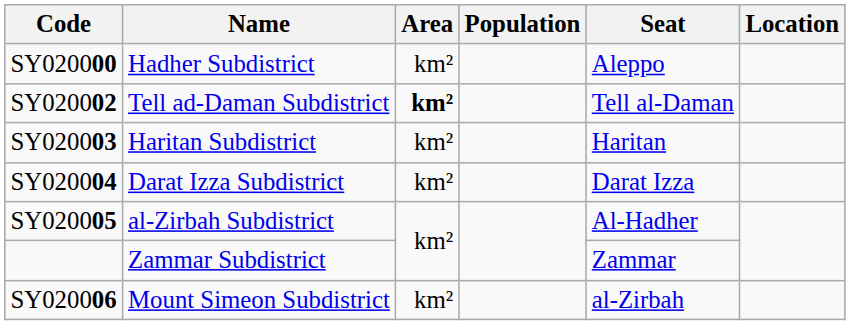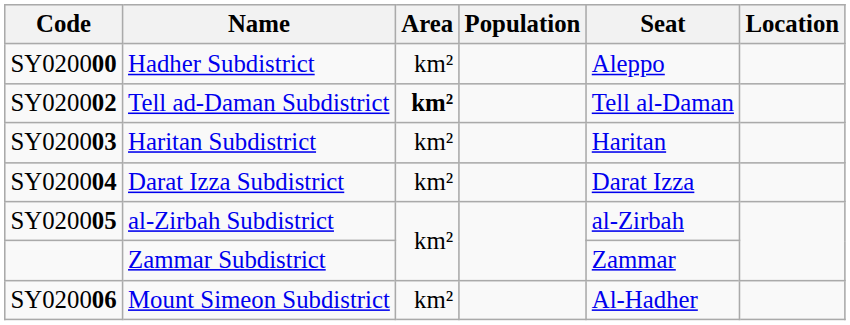(645, 220) Al-Hadher -> (638, 220) al-Zirbah
(638, 299) al-Zirbah -> (645, 299) Al-Hadher
